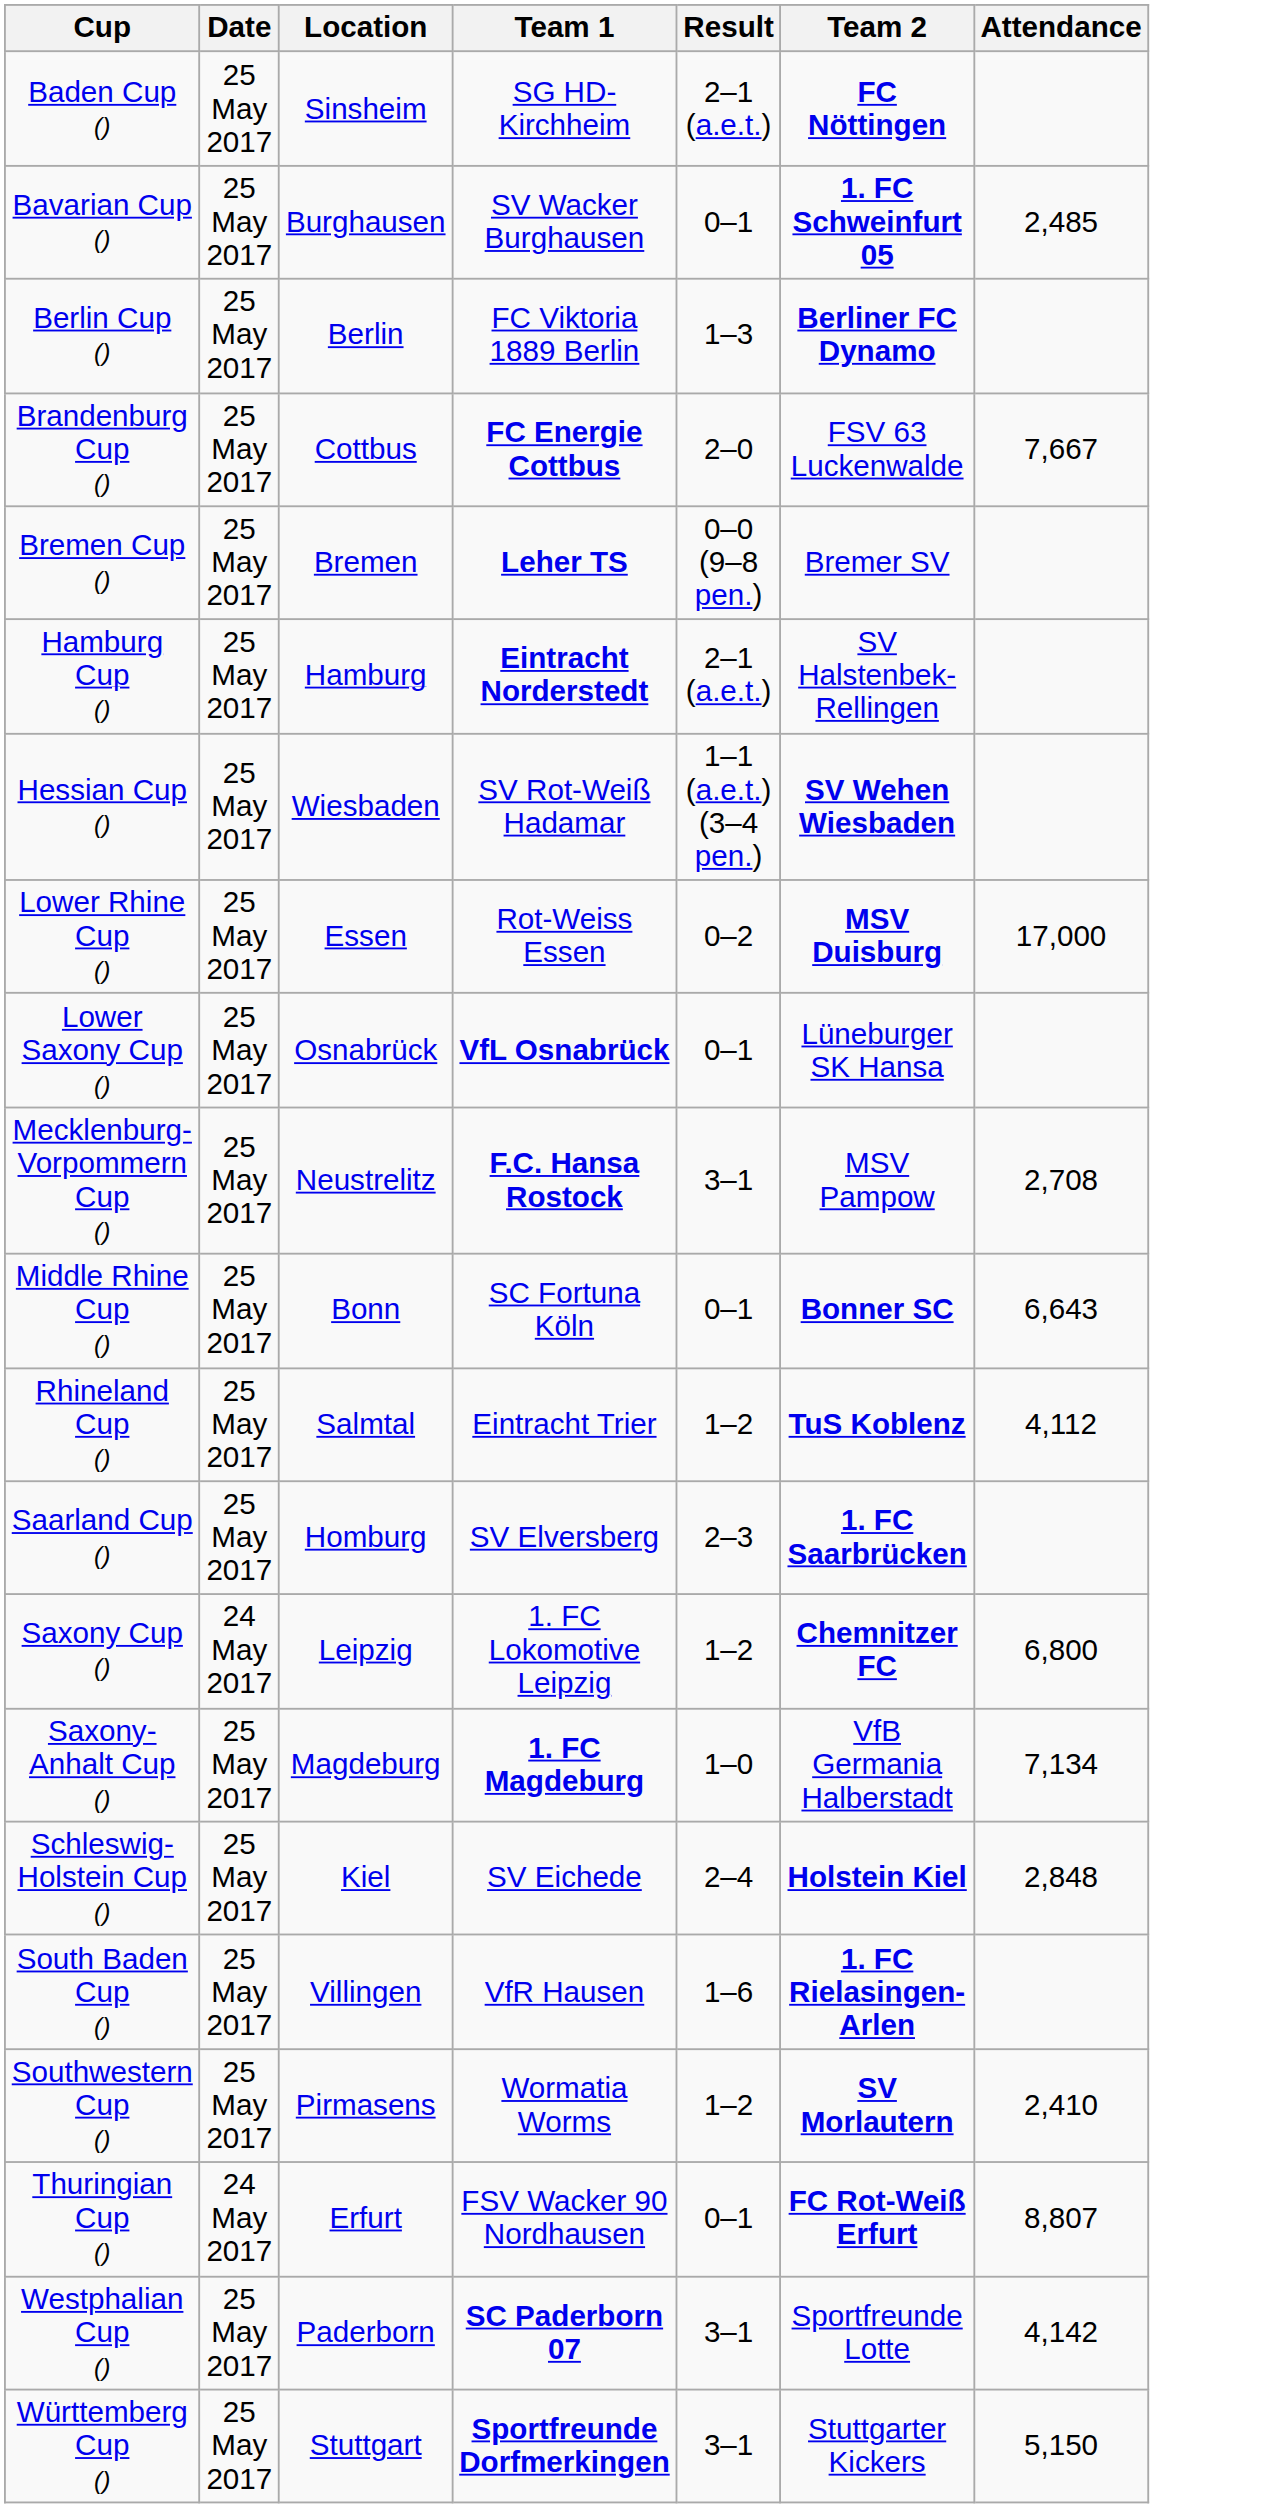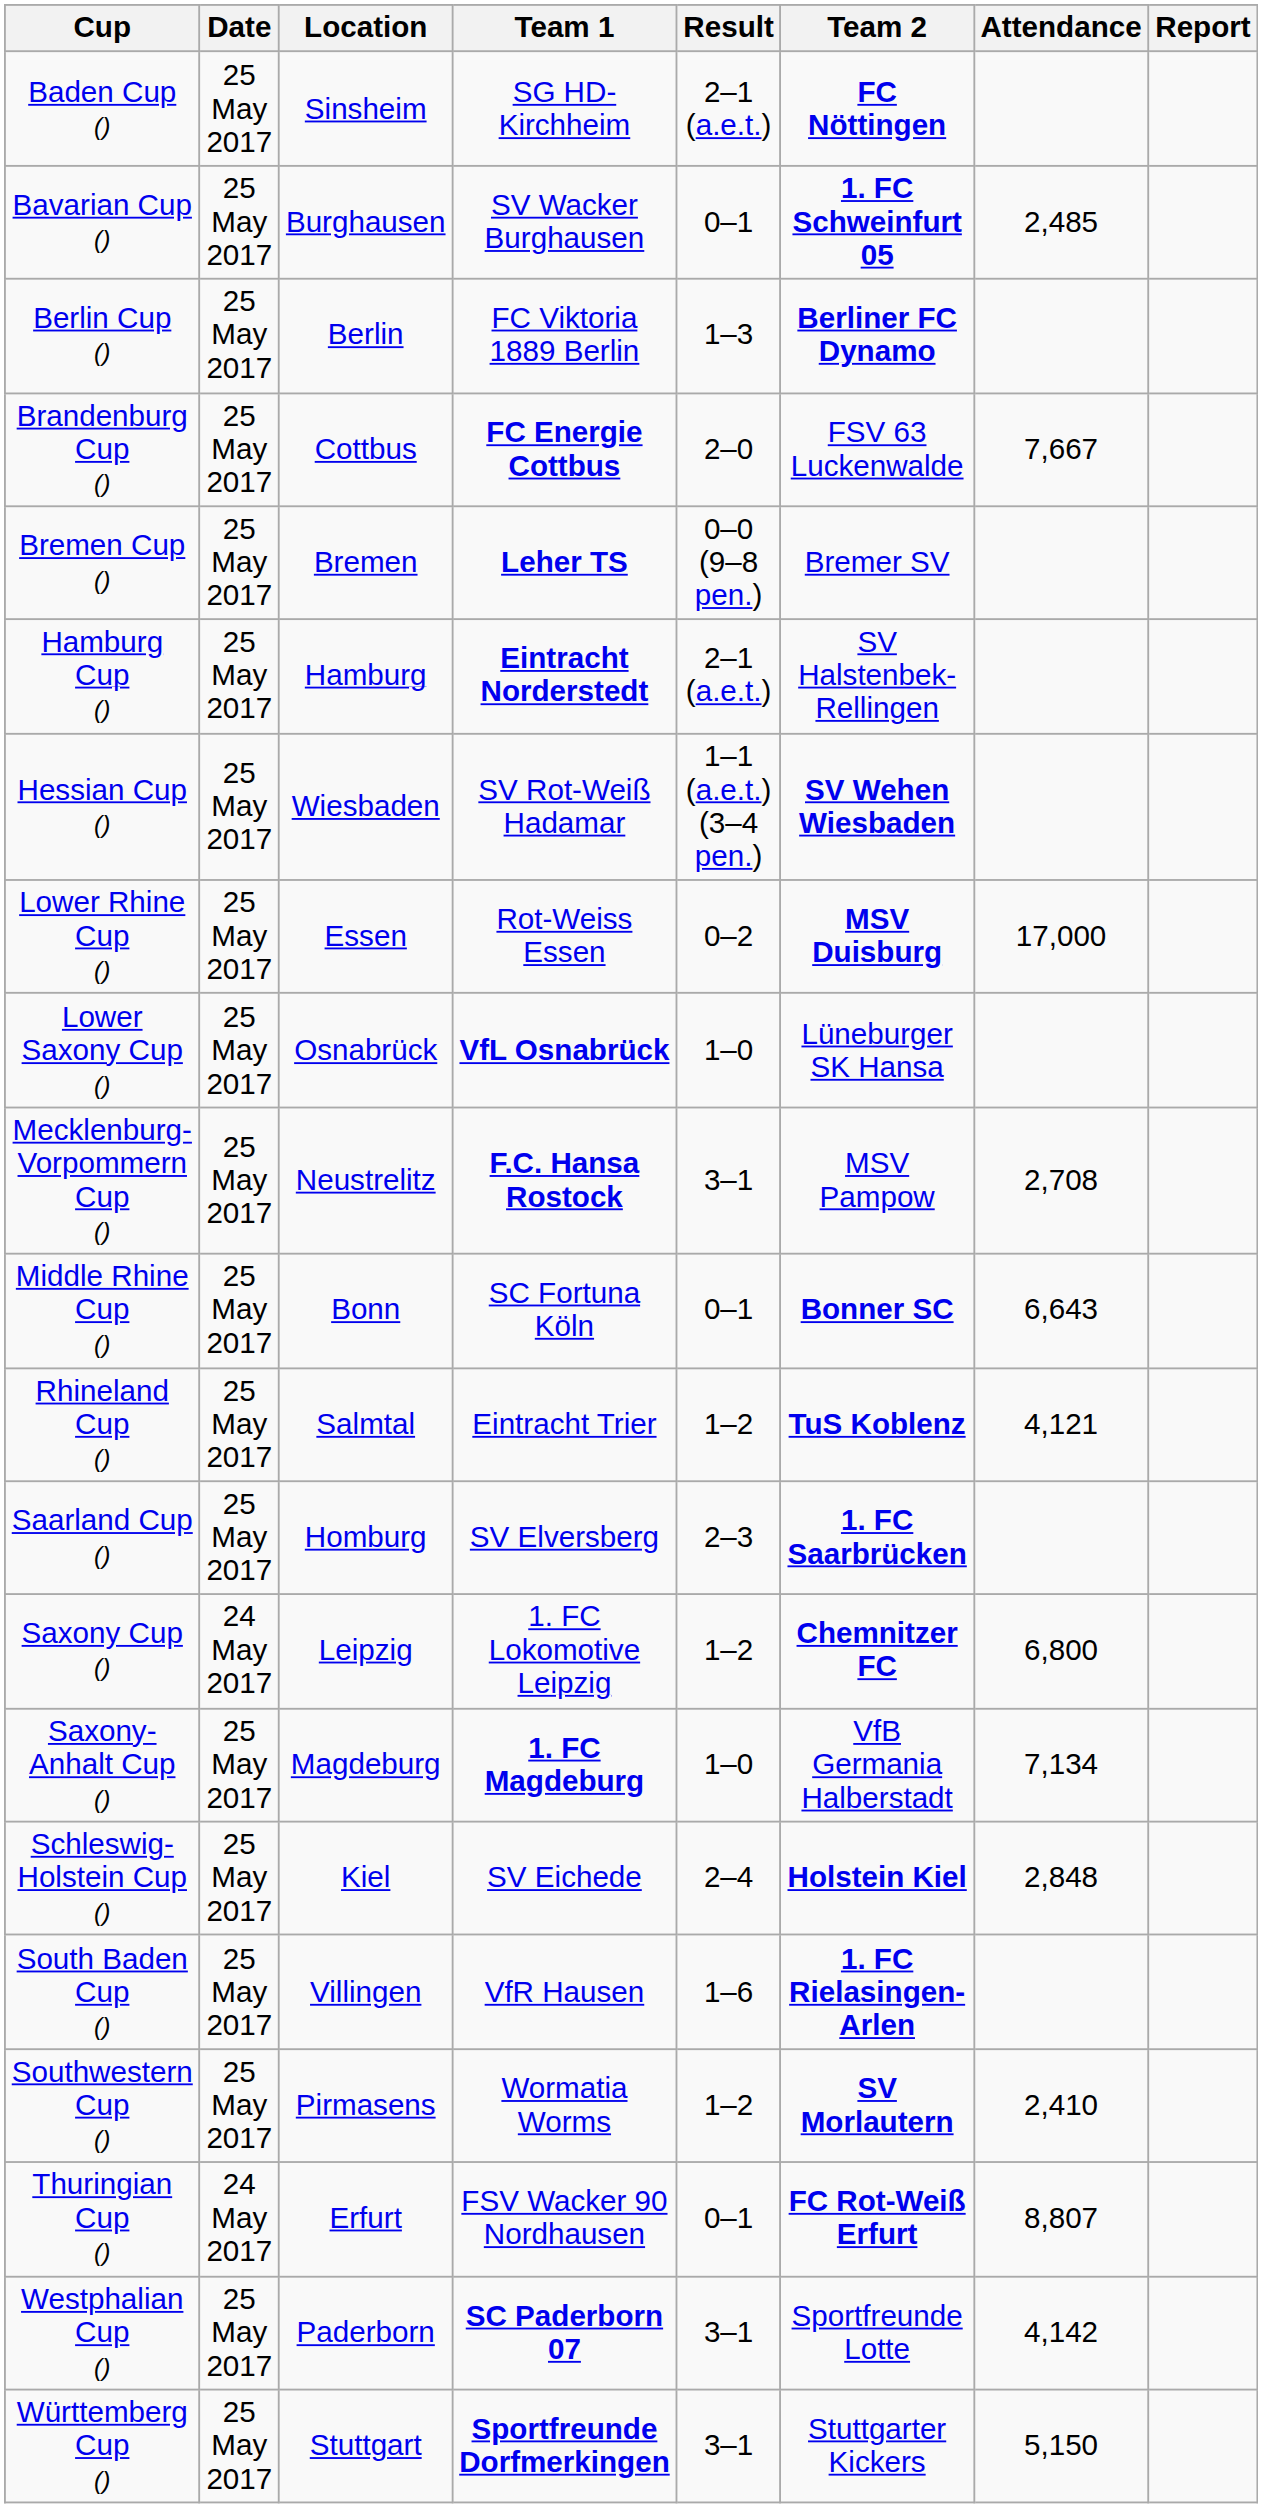+ column: (1203, 27)
(729, 1049) 0–1 -> (729, 1049) 1–0
(1061, 1423) 4,112 -> (1061, 1423) 4,121
